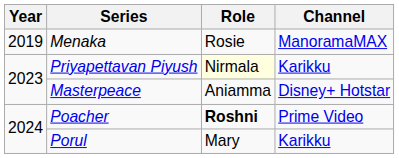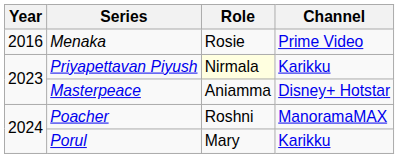(26, 41) 2019 -> (26, 41) 2016
(333, 41) ManoramaMAX -> (321, 41) Prime Video
(231, 116) bold -> (229, 116) normal
(321, 116) Prime Video -> (333, 116) ManoramaMAX
